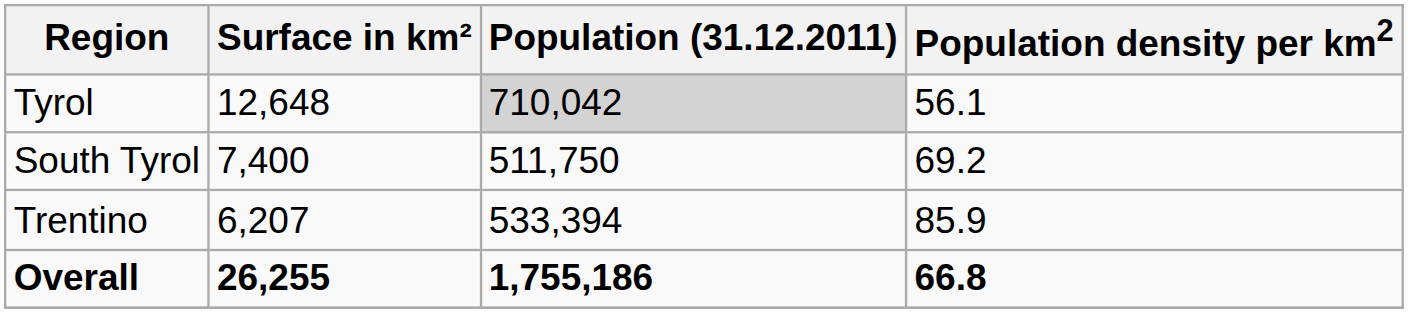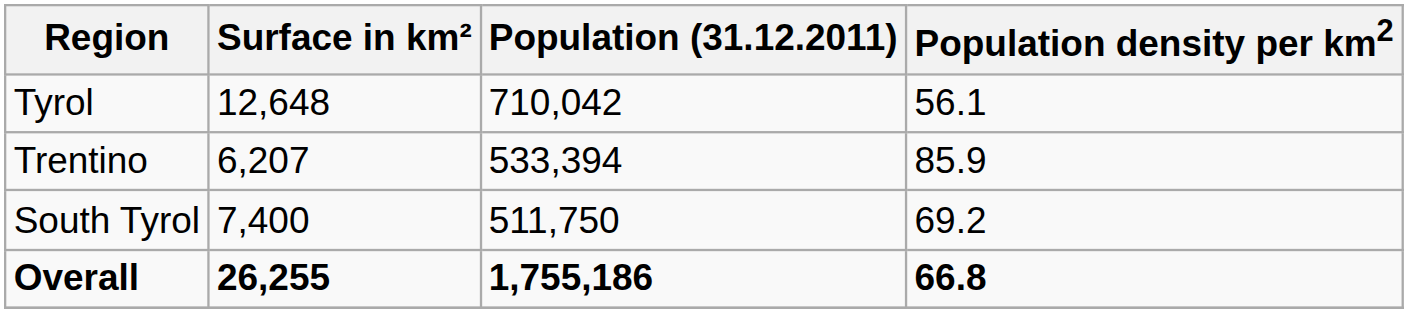(556, 102) lightgrey background -> (556, 102) no background
rows swapped: (107, 161) <-> (81, 219)
